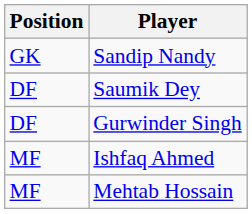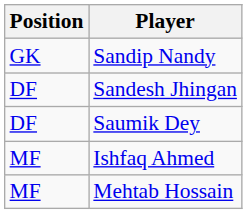+ row: (165, 89)
- row: (168, 123)
